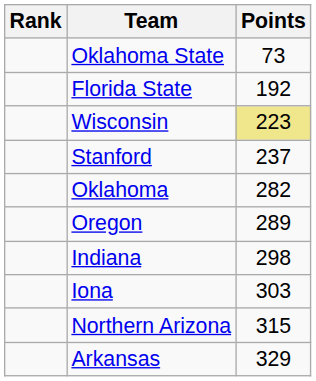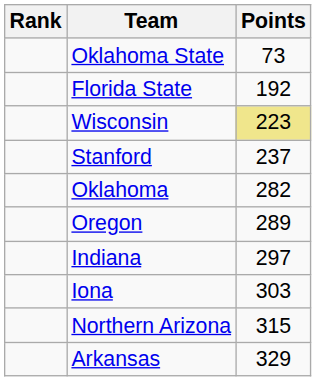(273, 257) 298 -> (273, 257) 297
